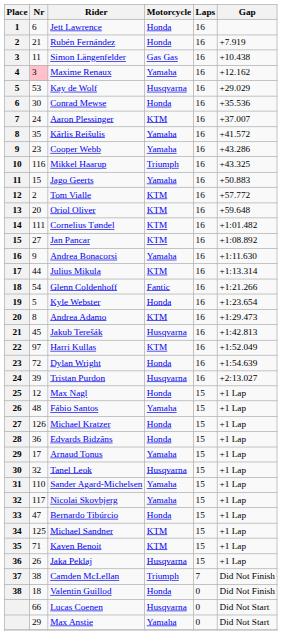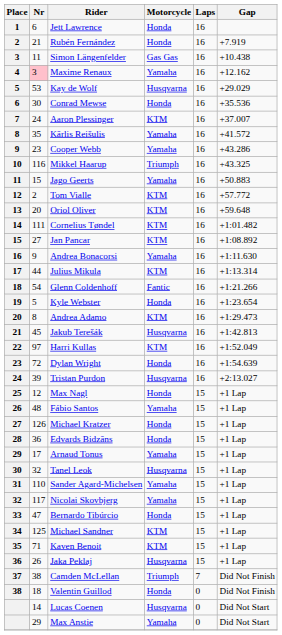(37, 606) 66 -> (37, 606) 14
